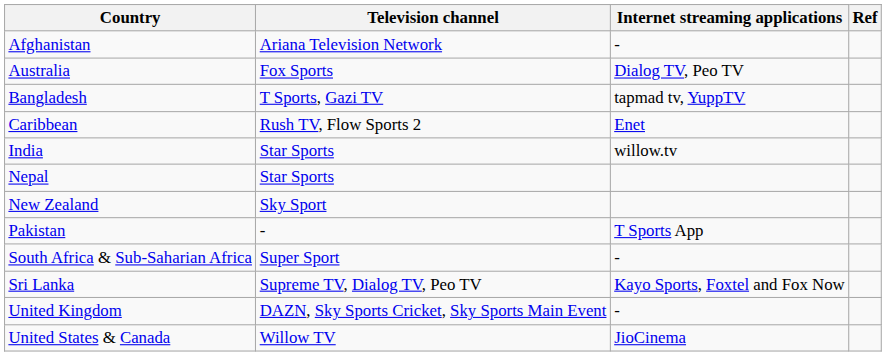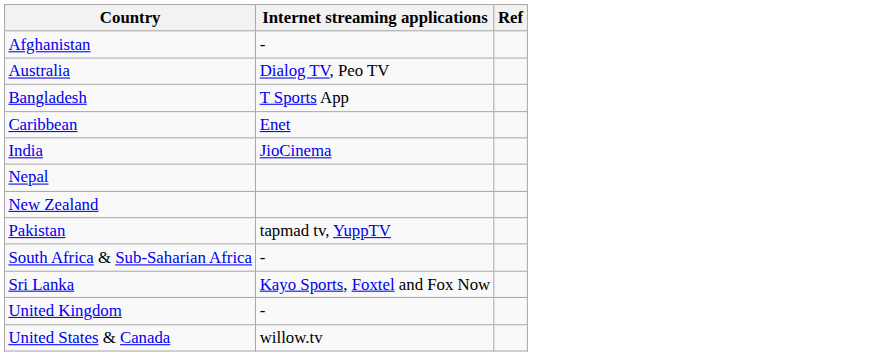- column: (433, 17)
(680, 97) tapmad tv, YuppTV -> (304, 97) T Sports App
(646, 151) willow.tv -> (296, 151) JioCinema
(659, 230) T Sports App -> (325, 230) tapmad tv, YuppTV
(650, 337) JioCinema -> (291, 337) willow.tv
